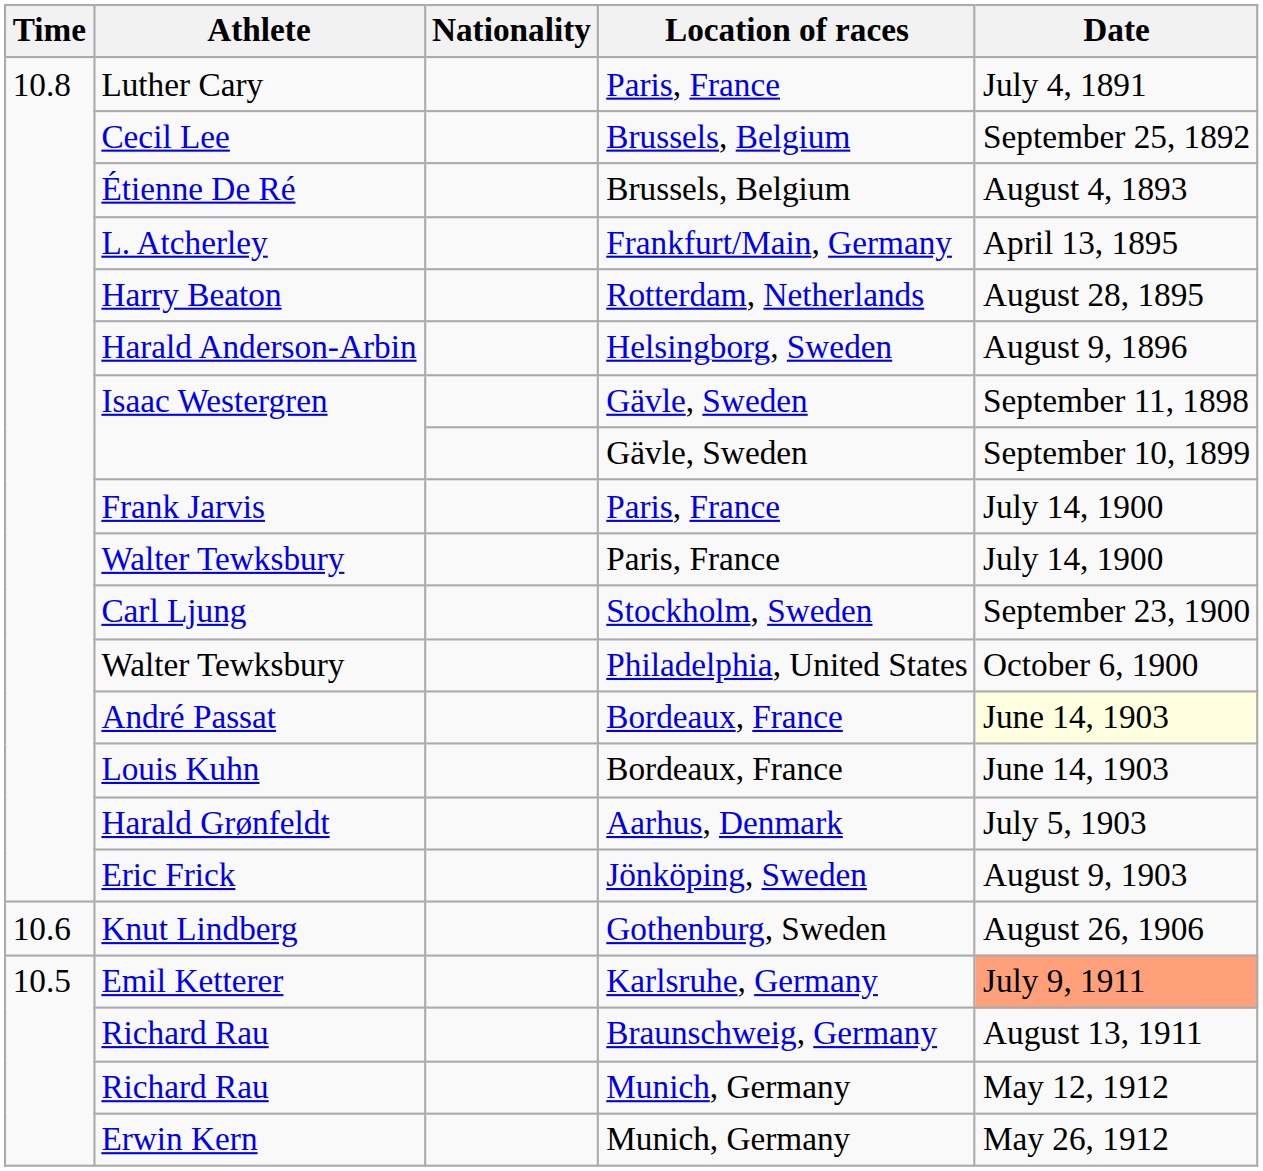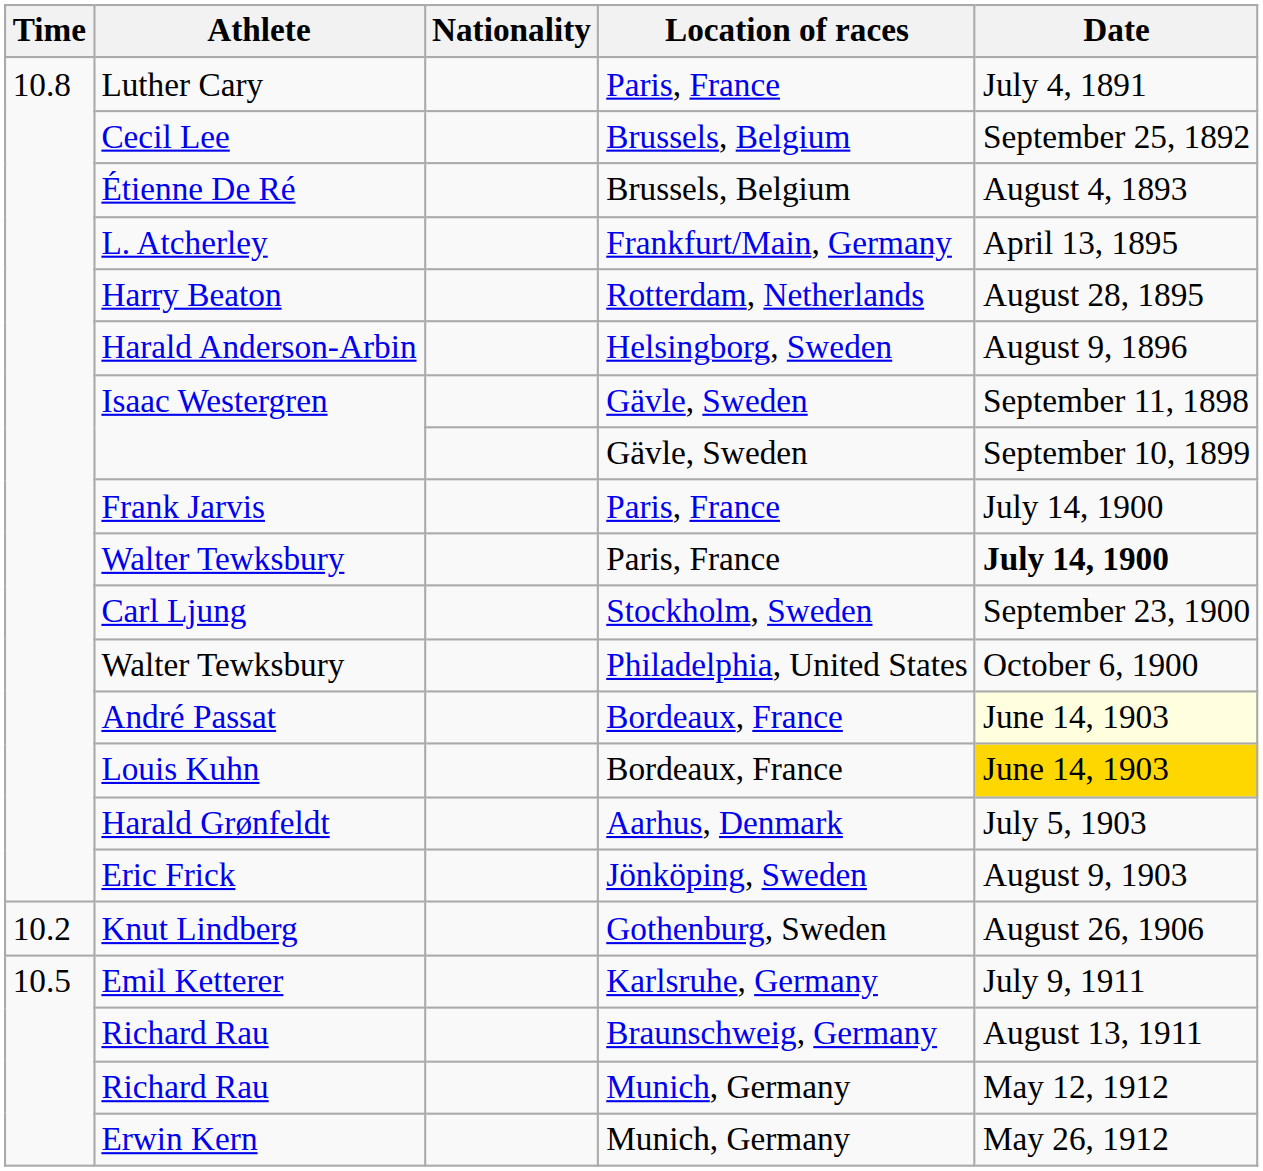(1073, 558) normal -> (1076, 558) bold
(1076, 769) no background -> (1076, 769) gold background
(42, 928) 10.6 -> (42, 928) 10.2
(1064, 980) lightsalmon background -> (1064, 980) no background
